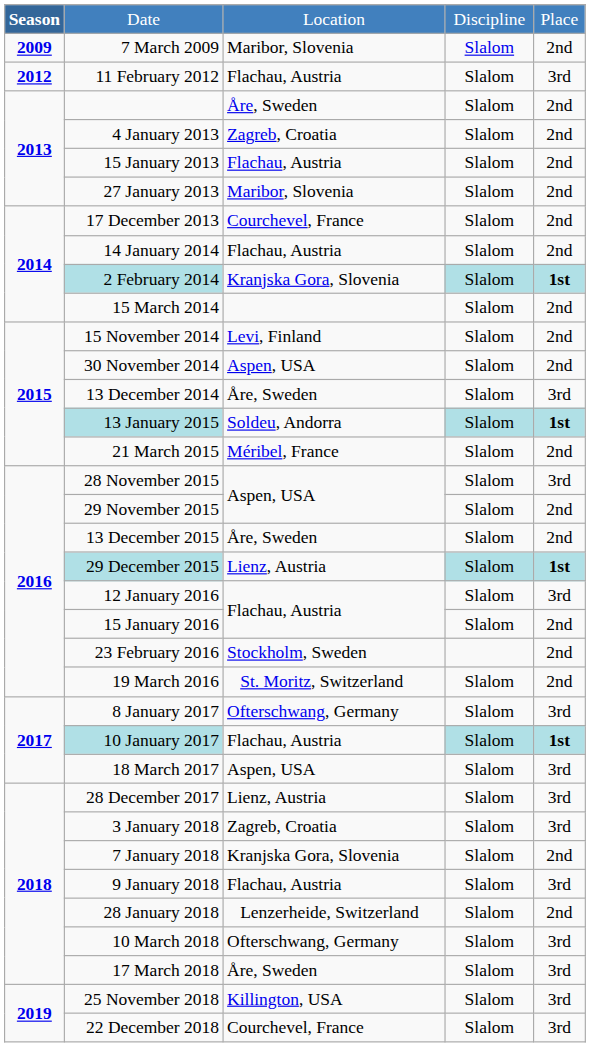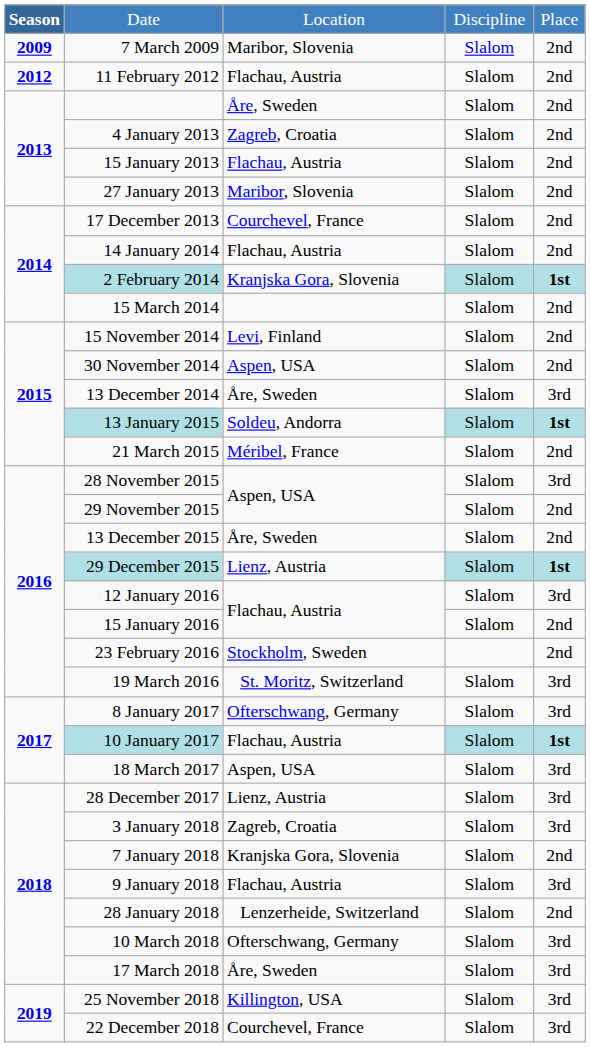(559, 76) 3rd -> (559, 76) 2nd
(559, 682) 2nd -> (559, 682) 3rd
